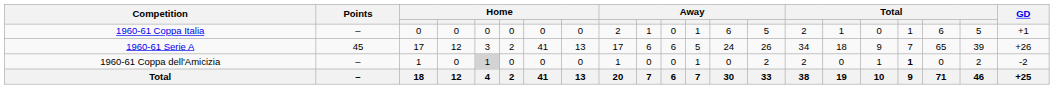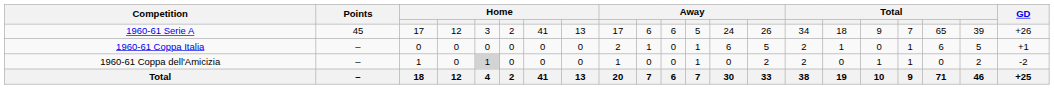rows swapped: (160, 46) <-> (160, 31)
(910, 61) bold -> (910, 61) normal
